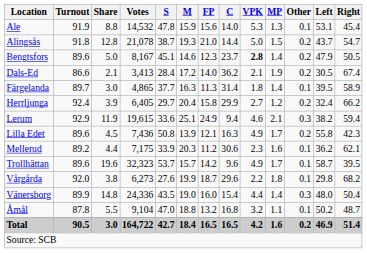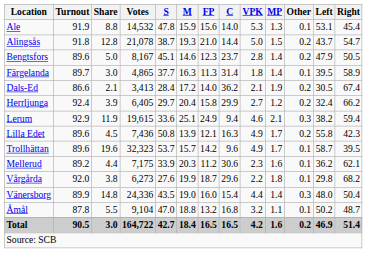(257, 57) bold -> (257, 57) normal
rows swapped: (22, 73) <-> (28, 88)
rows swapped: (24, 149) <-> (28, 164)
